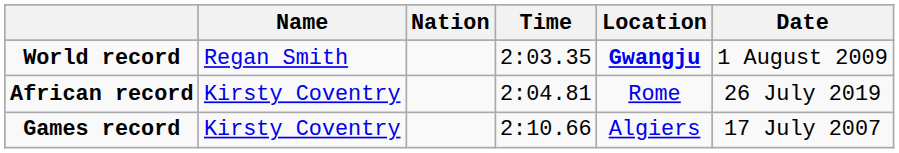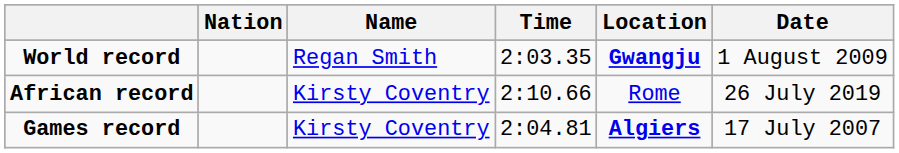columns swapped: (302, 23) <-> (450, 23)
(546, 94) 2:04.81 -> (546, 94) 2:10.66
(546, 129) 2:10.66 -> (546, 129) 2:04.81
(655, 129) normal -> (655, 129) bold
